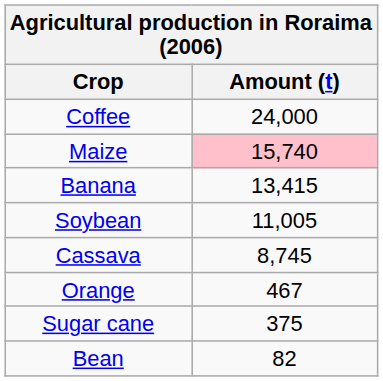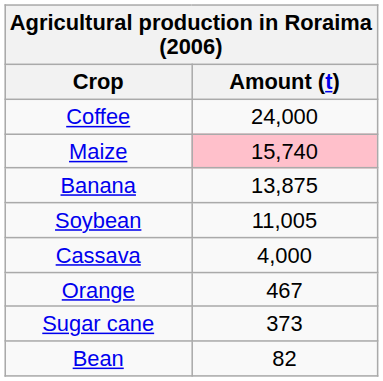(284, 186) 13,415 -> (284, 186) 13,875
(284, 255) 8,745 -> (284, 255) 4,000
(284, 324) 375 -> (284, 324) 373
